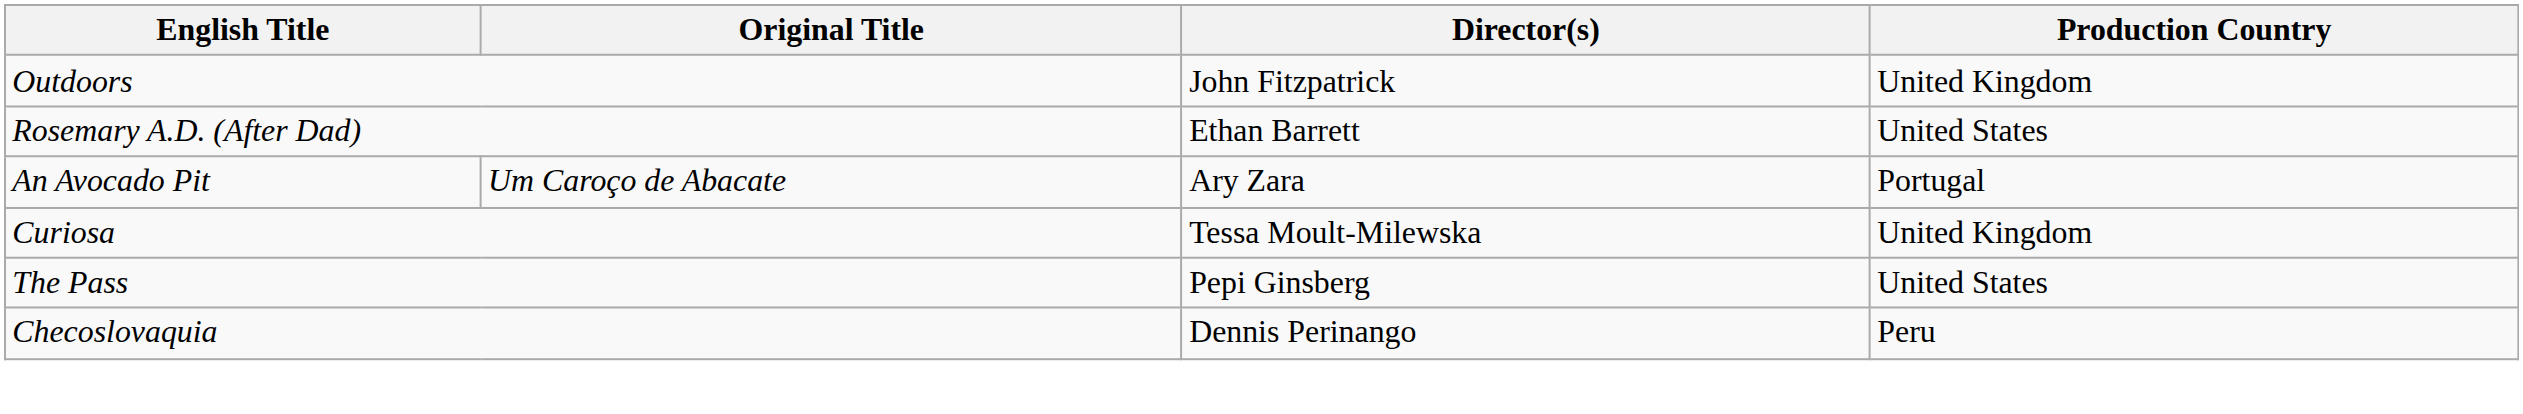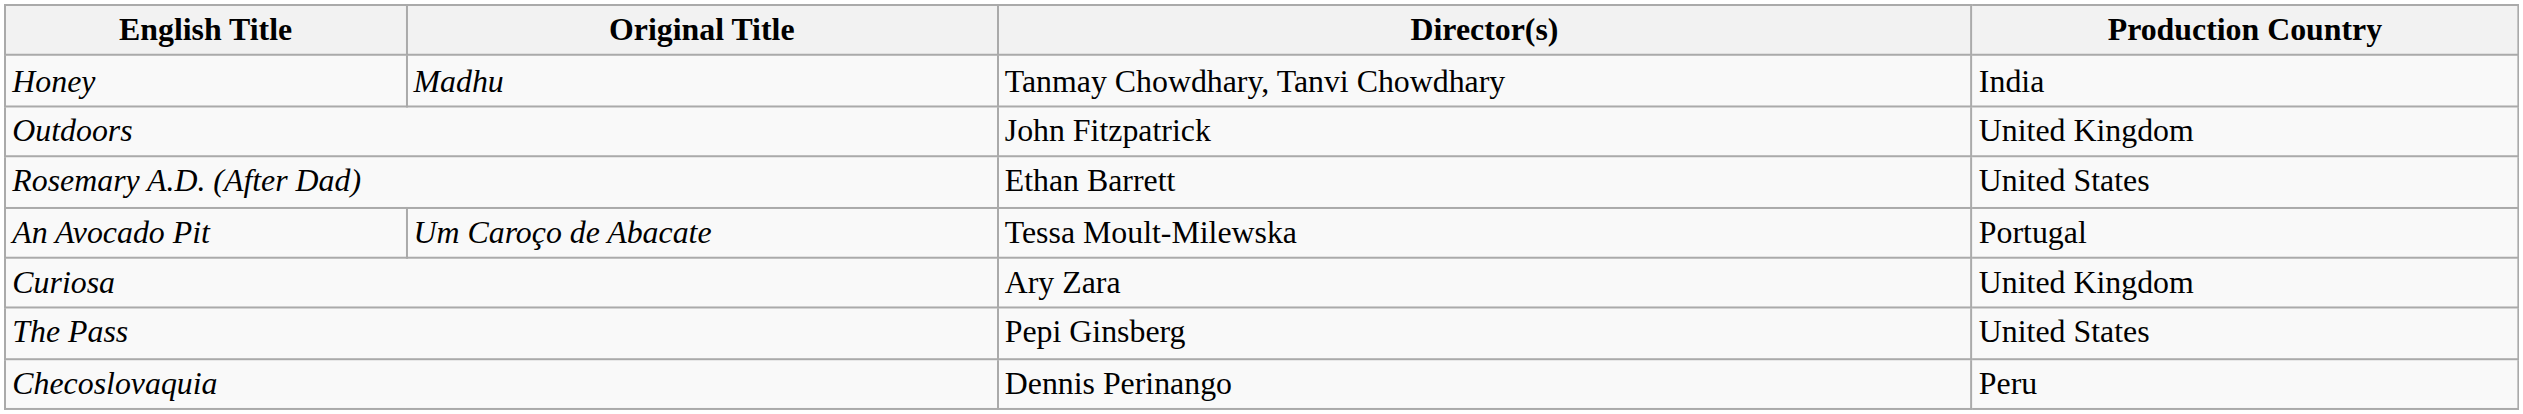+ row: (54, 80)
(1247, 181) Ary Zara -> (1151, 231) Tessa Moult-Milewska
(1335, 231) Tessa Moult-Milewska -> (1063, 282) Ary Zara
